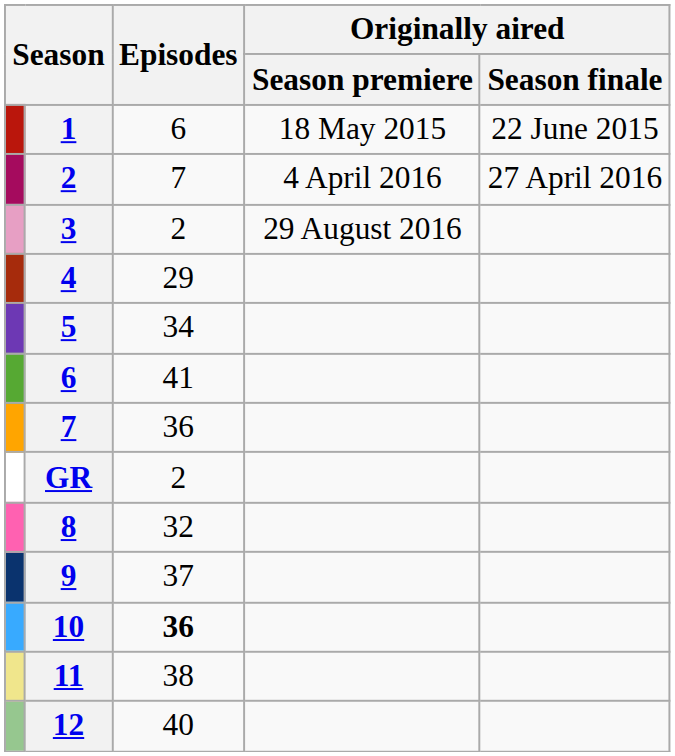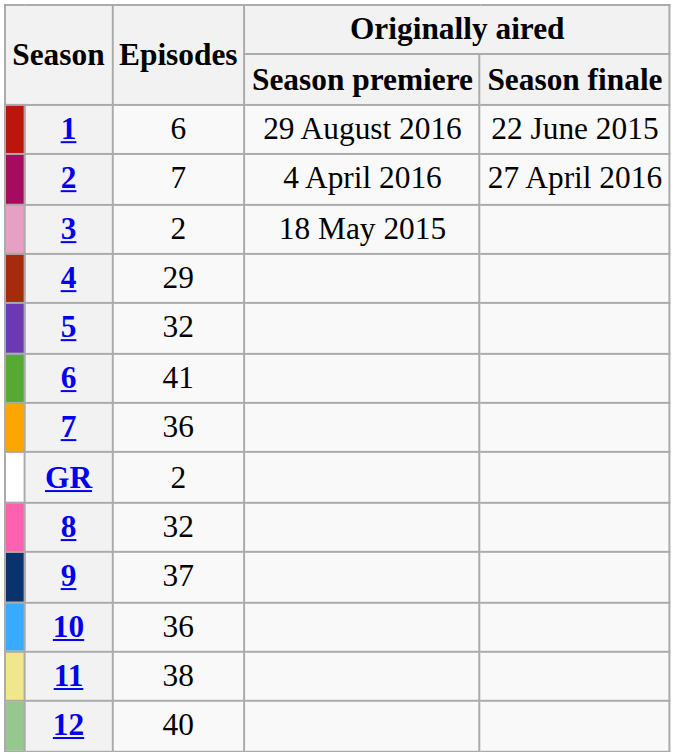(362, 128) 18 May 2015 -> (362, 128) 29 August 2016
(362, 228) 29 August 2016 -> (362, 228) 18 May 2015
(178, 327) 34 -> (178, 327) 32
(178, 626) bold -> (178, 626) normal
